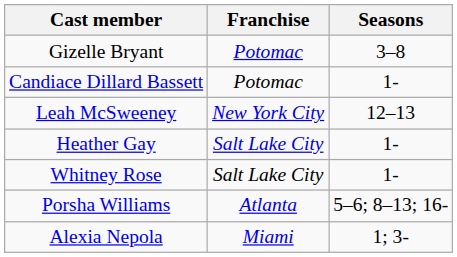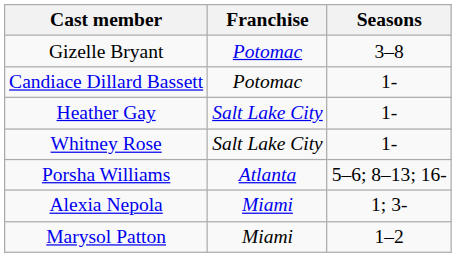- row: (106, 112)
+ row: (106, 236)
